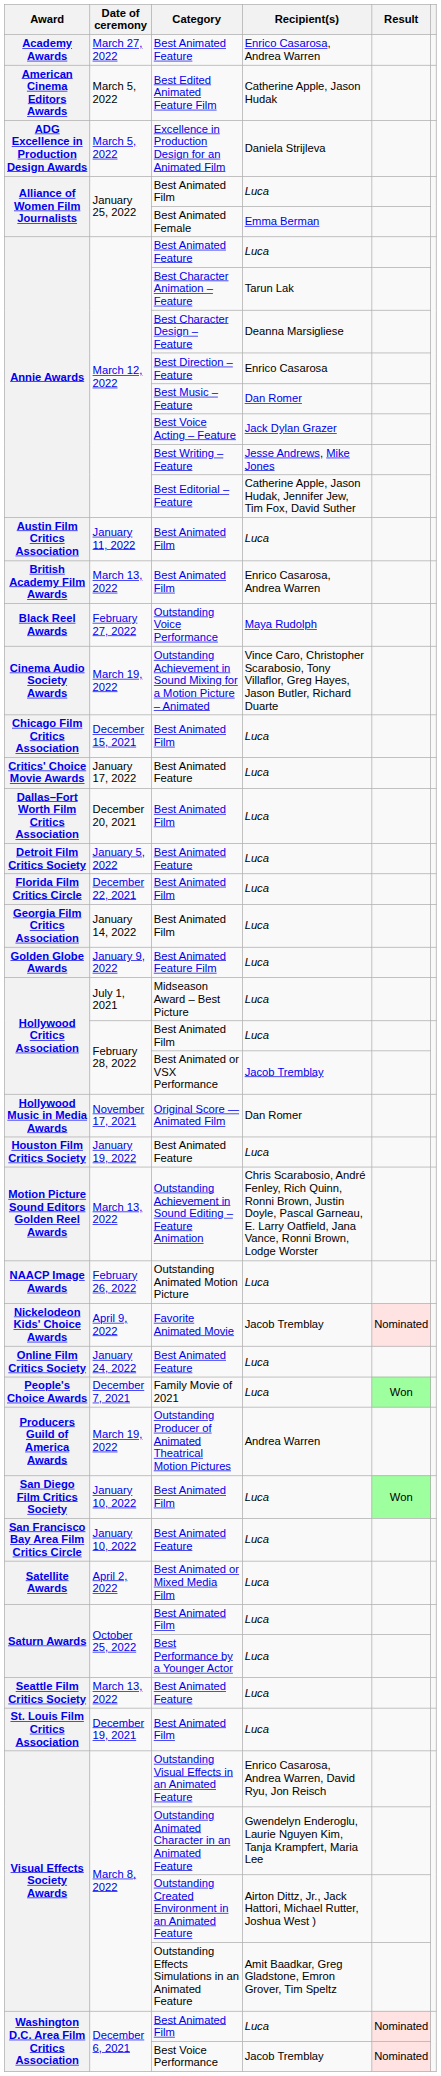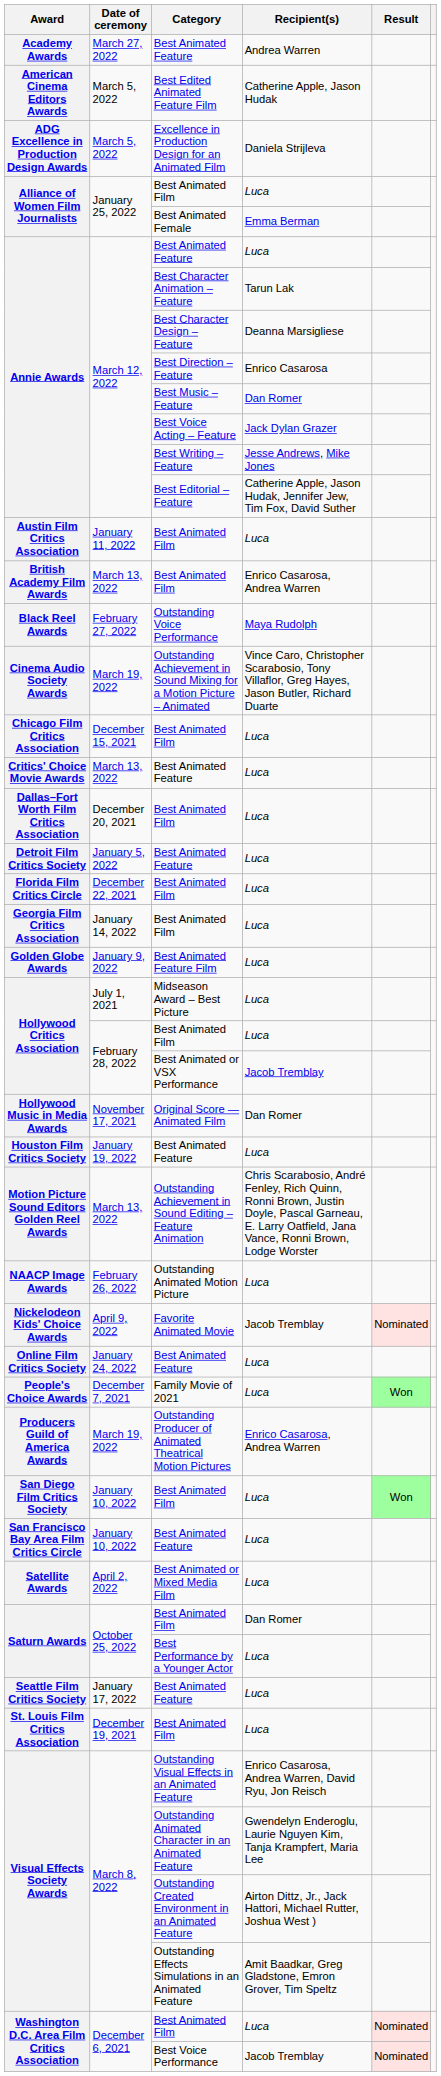(288, 50) Enrico Casarosa, Andrea Warren -> (282, 50) Andrea Warren
(114, 772) January 17, 2022 -> (117, 772) March 13, 2022
(282, 1441) Andrea Warren -> (288, 1441) Enrico Casarosa, Andrea Warren
(257, 1619) Luca -> (273, 1619) Dan Romer
(117, 1692) March 13, 2022 -> (114, 1692) January 17, 2022
